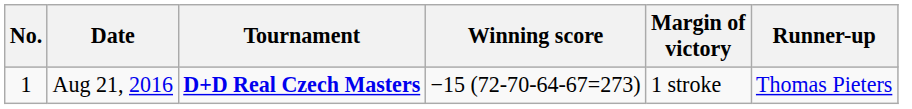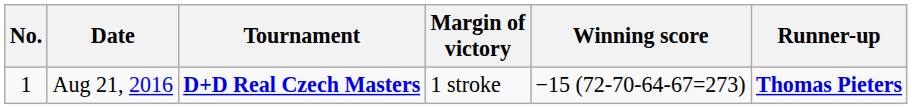columns swapped: (536, 35) <-> (698, 35)
(824, 85) normal -> (829, 85) bold
